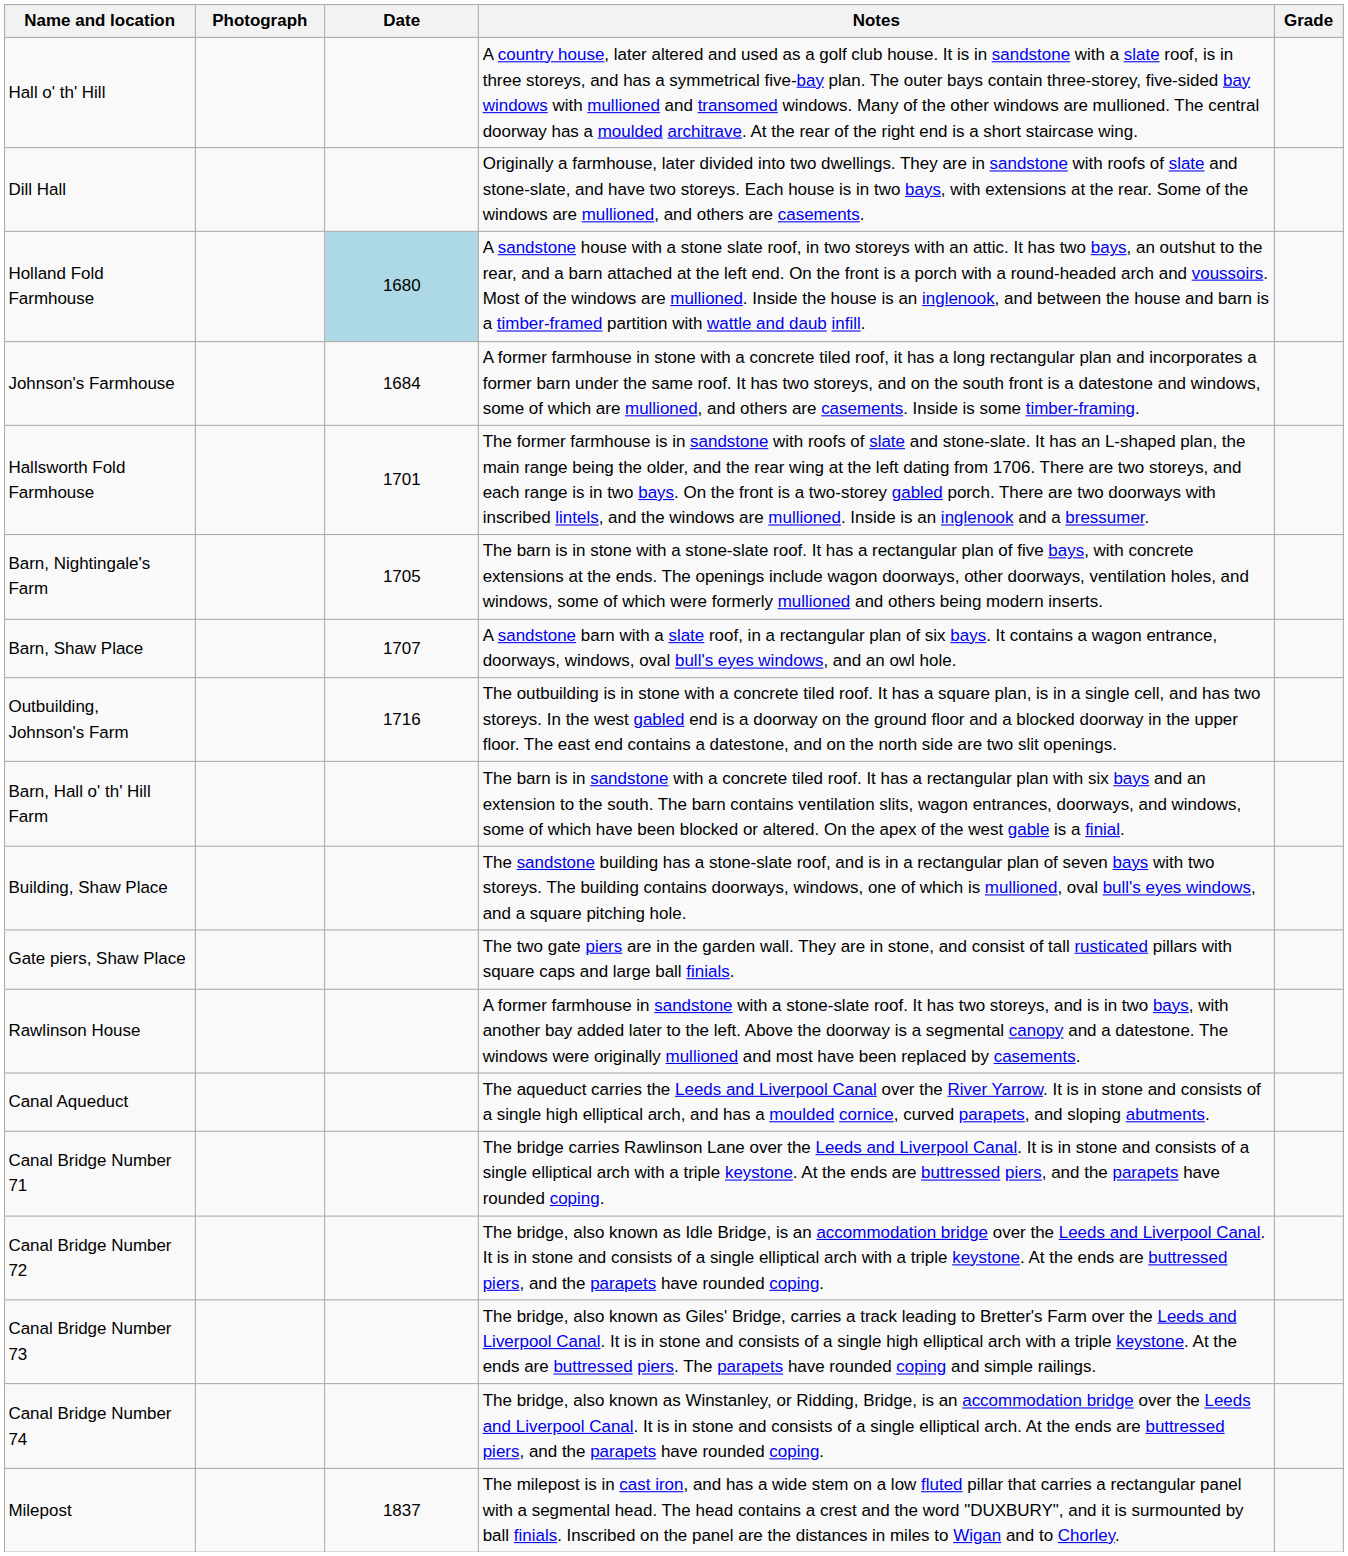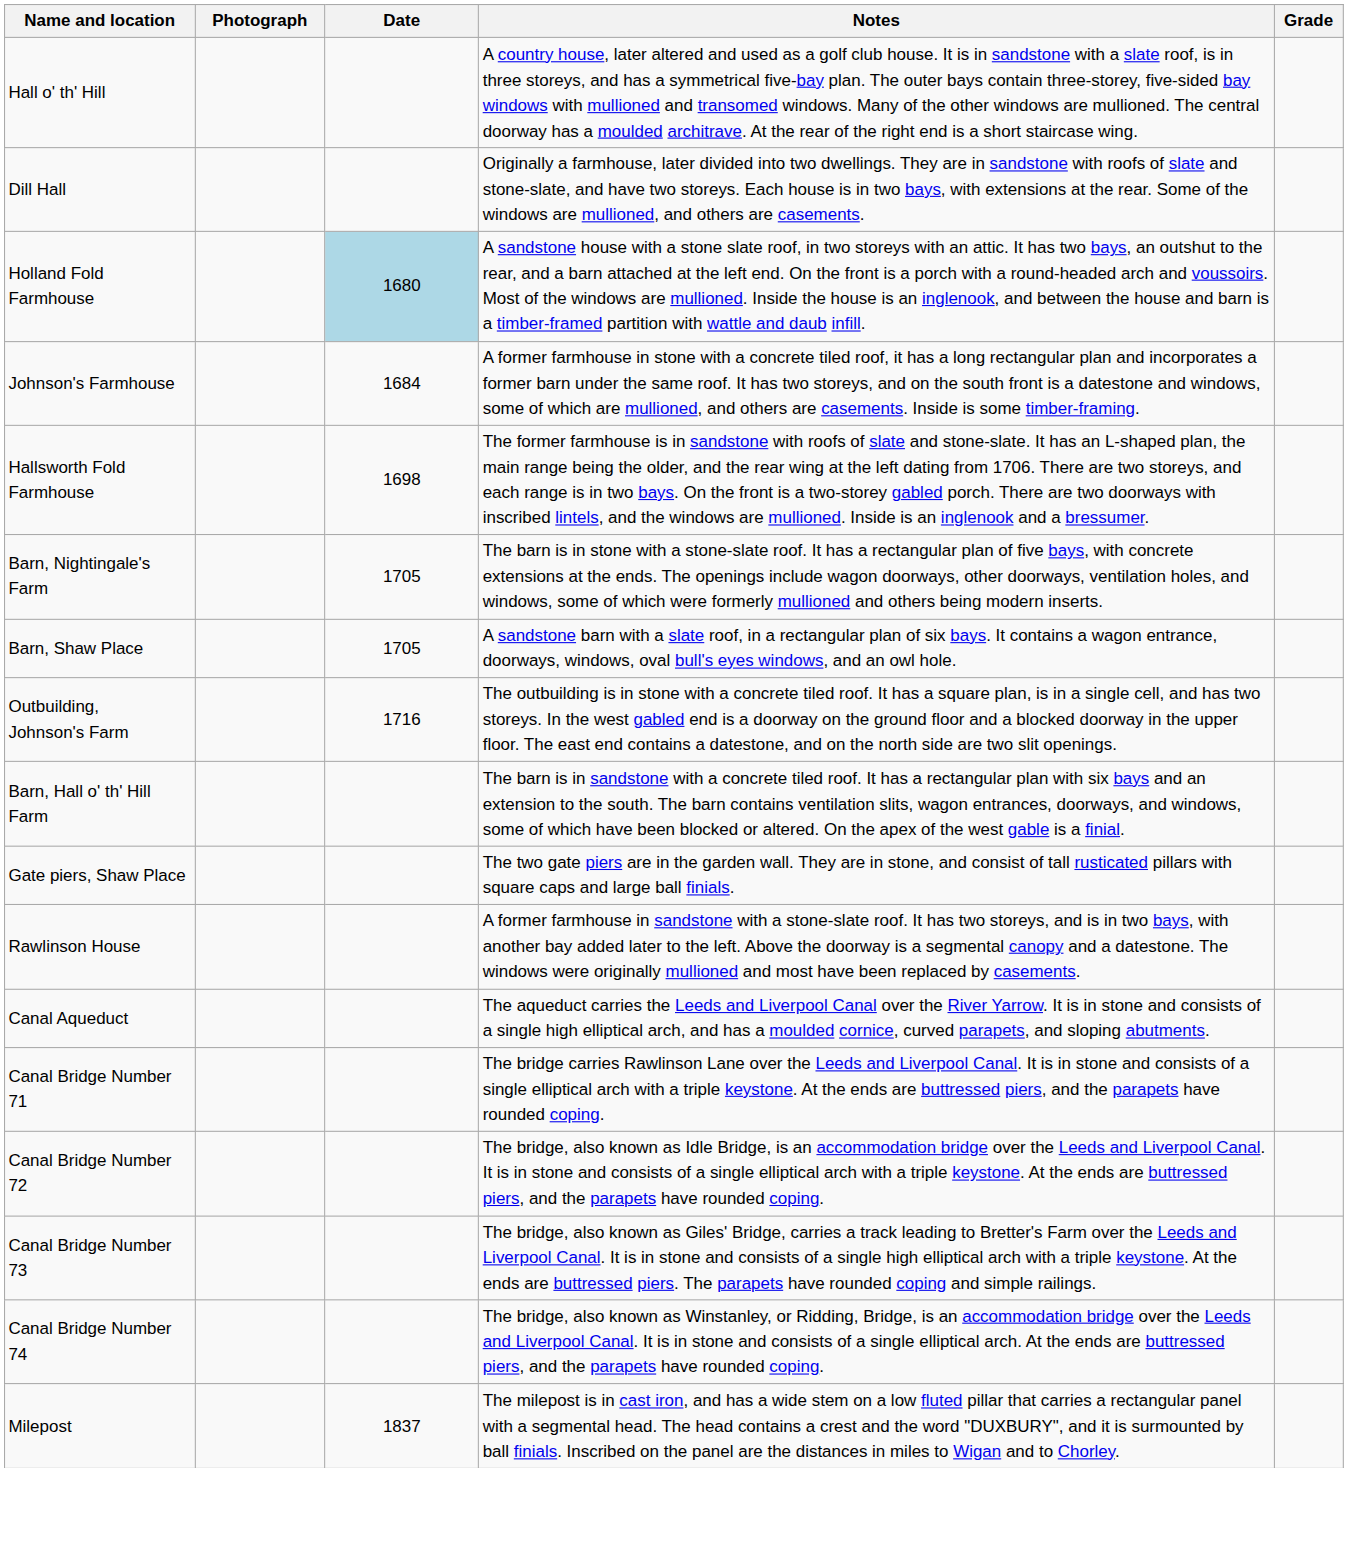(402, 479) 1701 -> (402, 479) 1698
(402, 648) 1707 -> (402, 648) 1705
- row: (88, 887)
